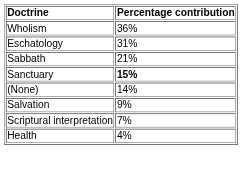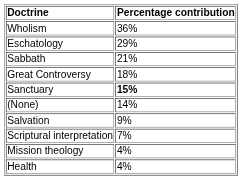(127, 43) 31% -> (127, 43) 29%
+ row: (49, 74)
+ row: (45, 151)
